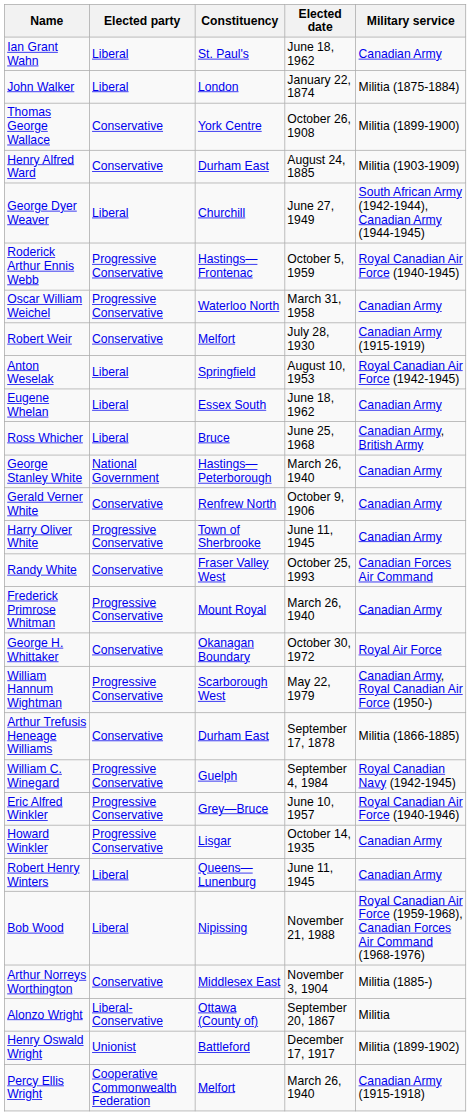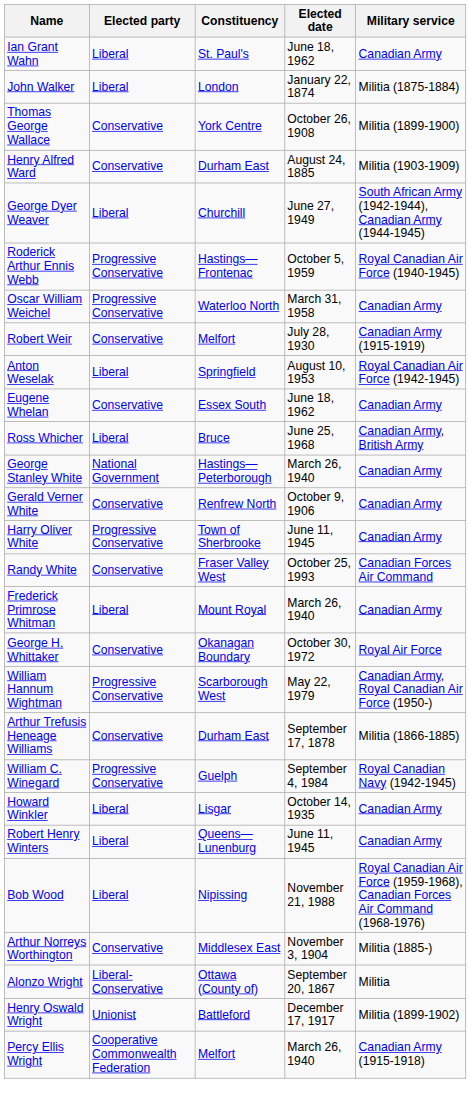(110, 405) Liberal -> (128, 405) Conservative
(128, 609) Progressive Conservative -> (110, 609) Liberal
- row: (35, 809)
(128, 841) Progressive Conservative -> (110, 809) Liberal
